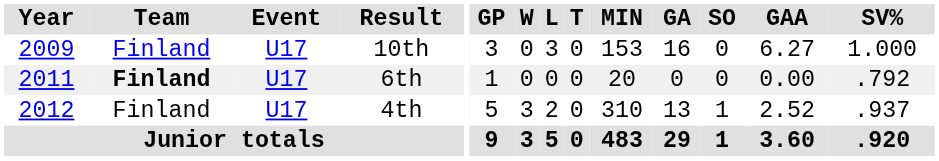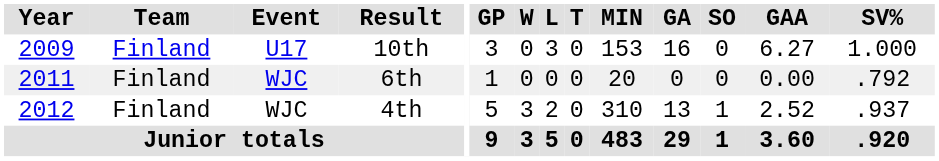(161, 80) bold -> (161, 80) normal
(286, 80) U17 -> (286, 80) WJC
(286, 111) U17 -> (286, 111) WJC
